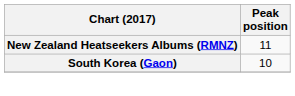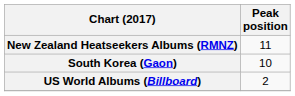+ row: (122, 81)
